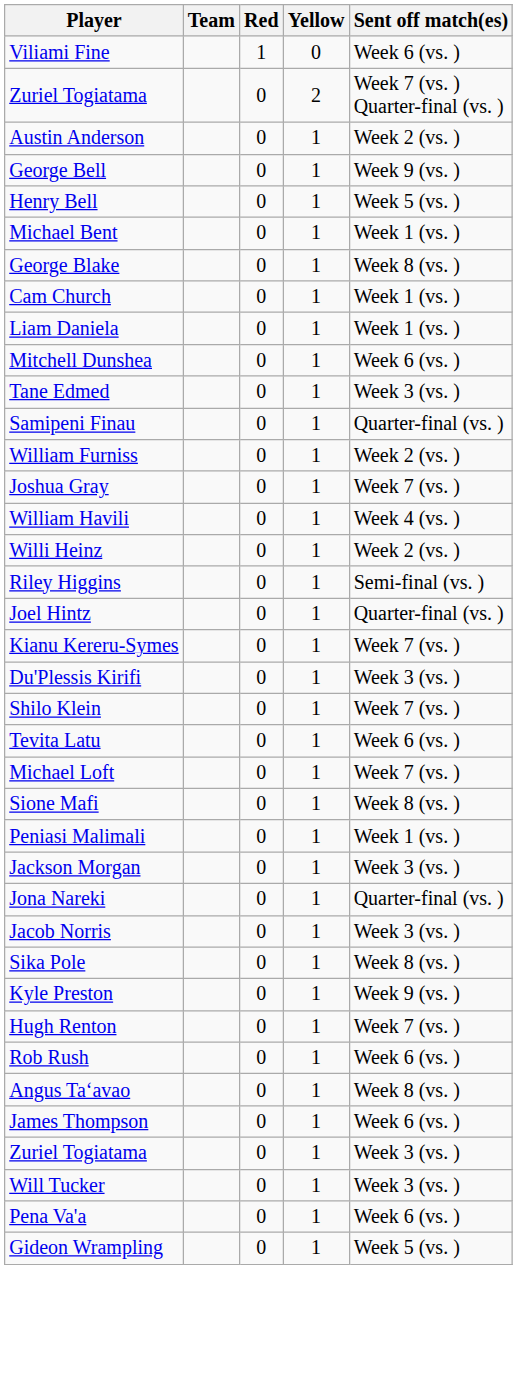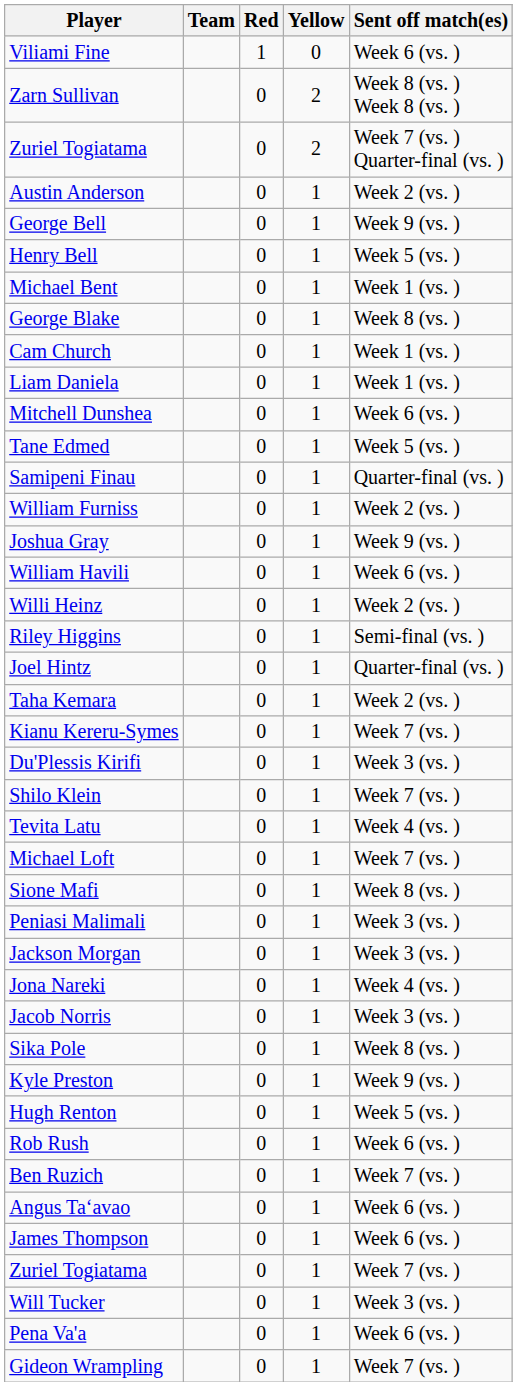+ row: (64, 95)
(407, 391) Week 3 (vs. ) -> (407, 445) Week 5 (vs. )
(407, 486) Week 7 (vs. ) -> (407, 541) Week 9 (vs. )
(407, 518) Week 4 (vs. ) -> (407, 572) Week 6 (vs. )
+ row: (63, 699)
(407, 740) Week 6 (vs. ) -> (407, 826) Week 4 (vs. )
(407, 835) Week 1 (vs. ) -> (407, 921) Week 3 (vs. )
(429, 899) Quarter-final (vs. ) -> (407, 985) Week 4 (vs. )
(407, 1026) Week 7 (vs. ) -> (407, 1112) Week 5 (vs. )
+ row: (56, 1175)
(407, 1089) Week 8 (vs. ) -> (407, 1207) Week 6 (vs. )
(407, 1153) Week 3 (vs. ) -> (407, 1270) Week 7 (vs. )
(407, 1248) Week 5 (vs. ) -> (407, 1365) Week 7 (vs. )
